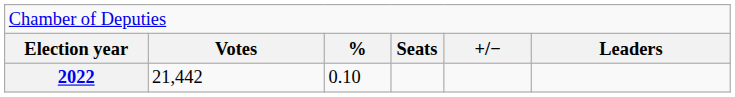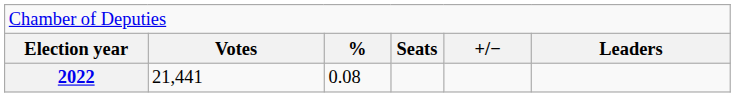(177, 77) 21,442 -> (177, 77) 21,441
(345, 77) 0.10 -> (345, 77) 0.08
